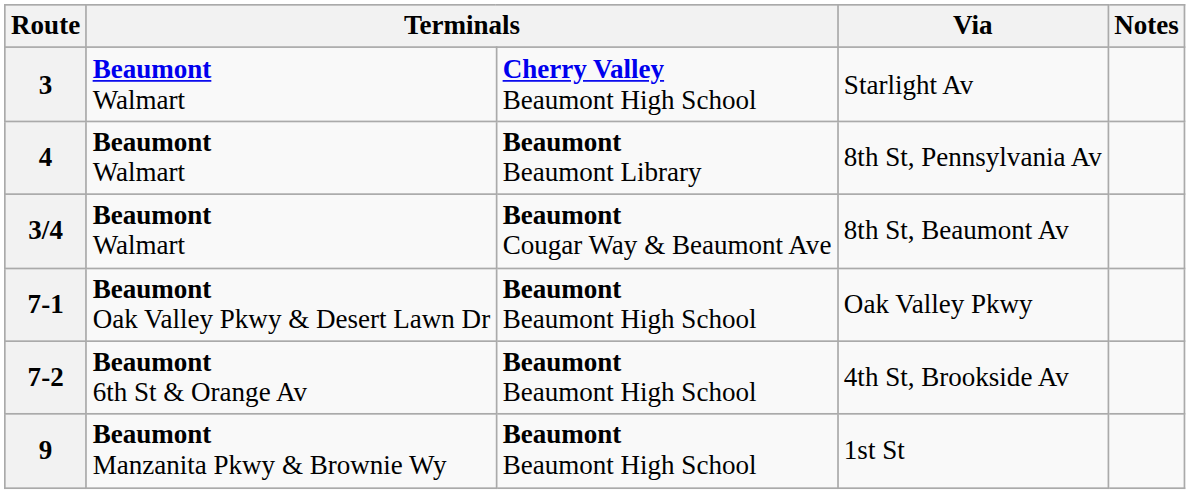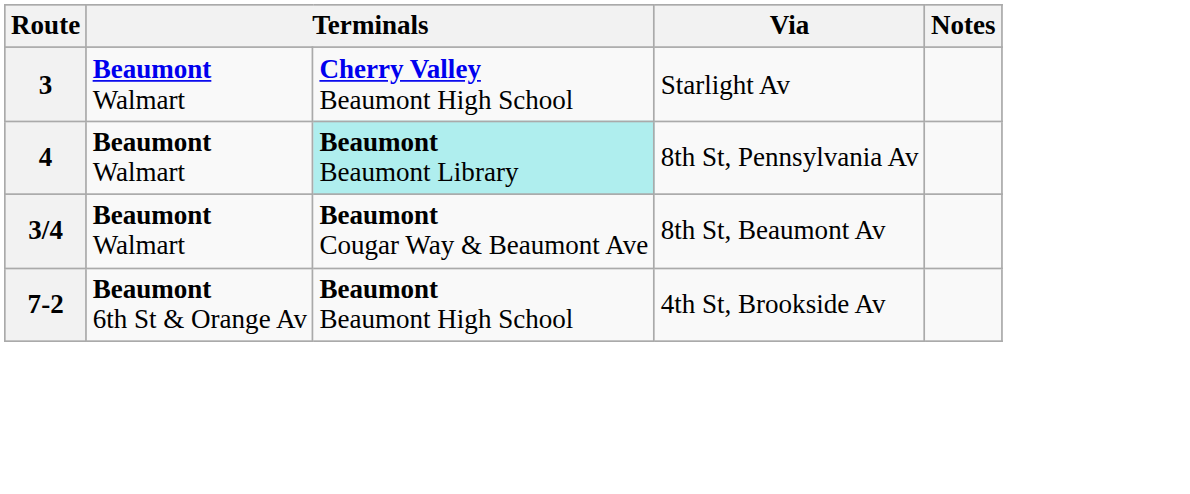(602, 157) no background -> (419, 157) paleturquoise background
- row: (46, 303)
- row: (46, 450)
